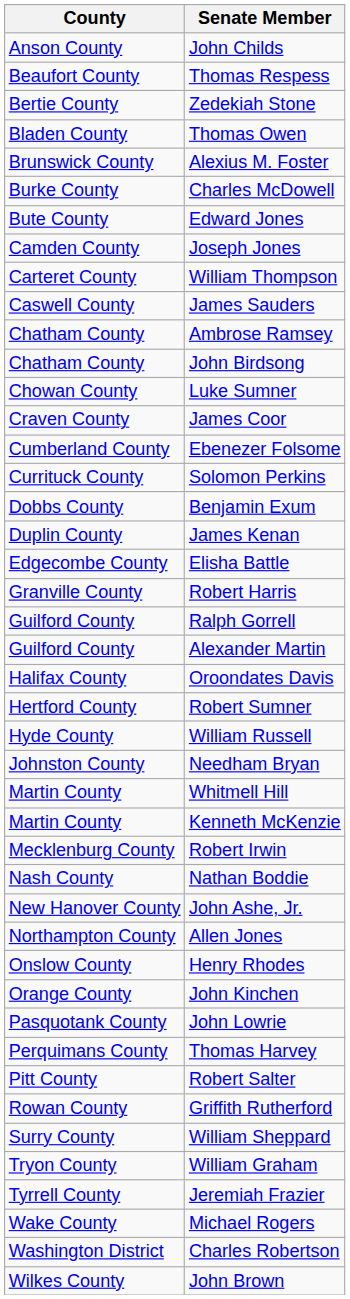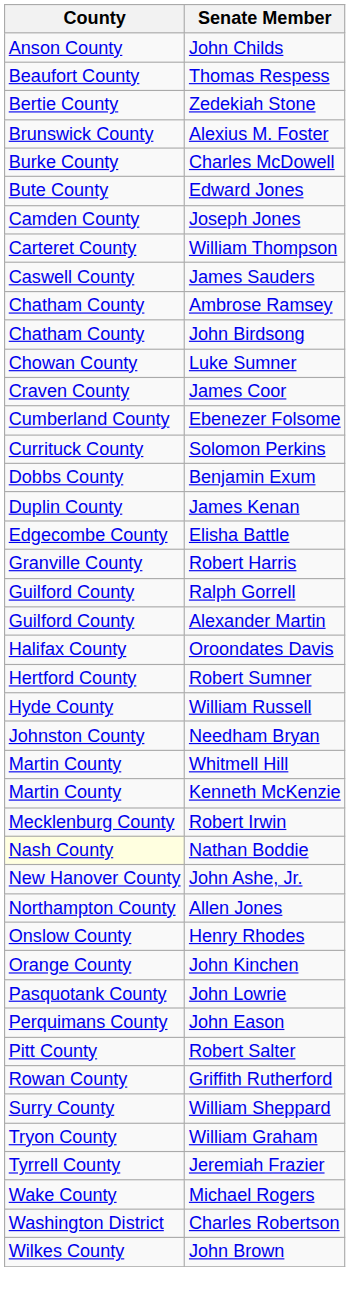- row: (248, 133)
(61, 879) no background -> (61, 850) lightyellow background
+ row: (237, 1022)
- row: (253, 1051)
